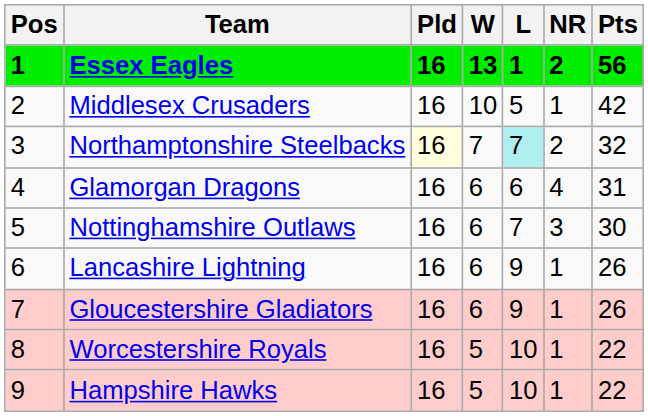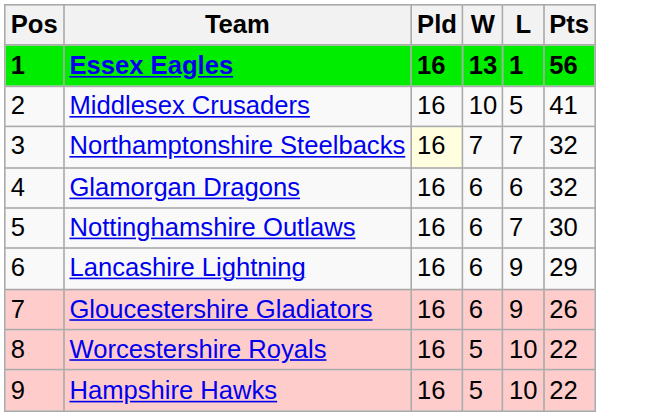- column: (568, 24)
(612, 106) 42 -> (563, 106) 41
(516, 146) paleturquoise background -> (516, 146) no background
(612, 187) 31 -> (563, 187) 32
(612, 268) 26 -> (563, 268) 29
